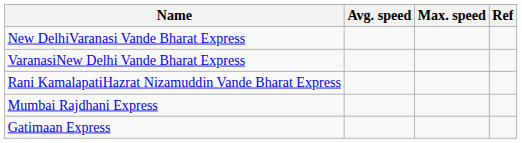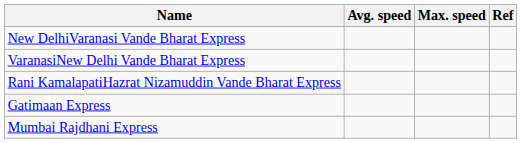rows swapped: (59, 127) <-> (83, 104)
